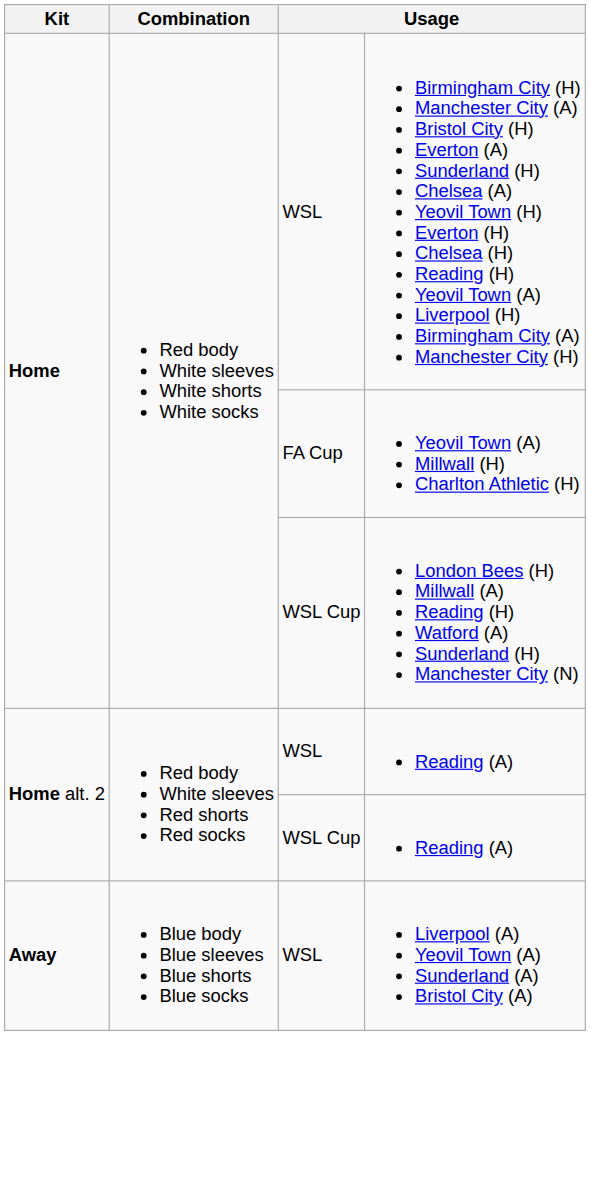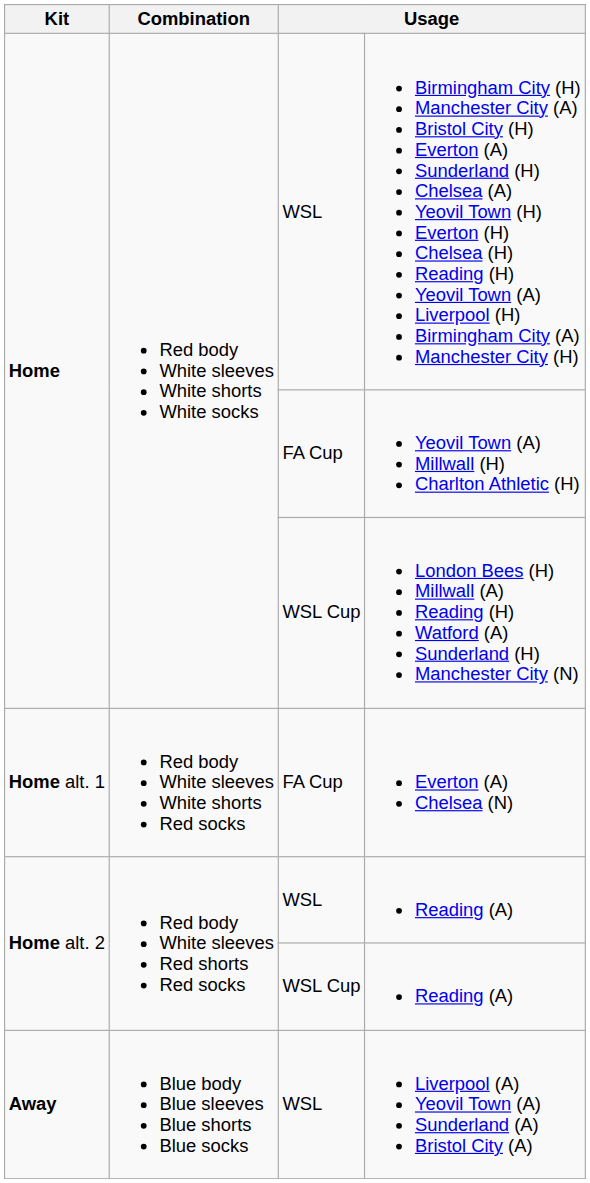+ row: (313, 782)
